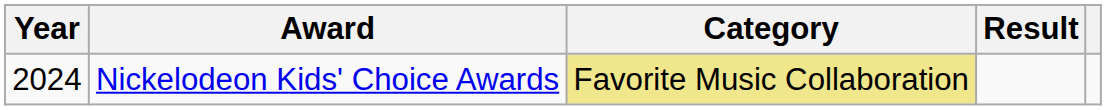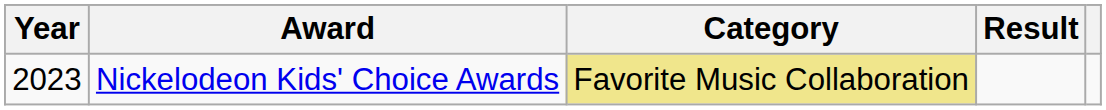(47, 78) 2024 -> (47, 78) 2023
